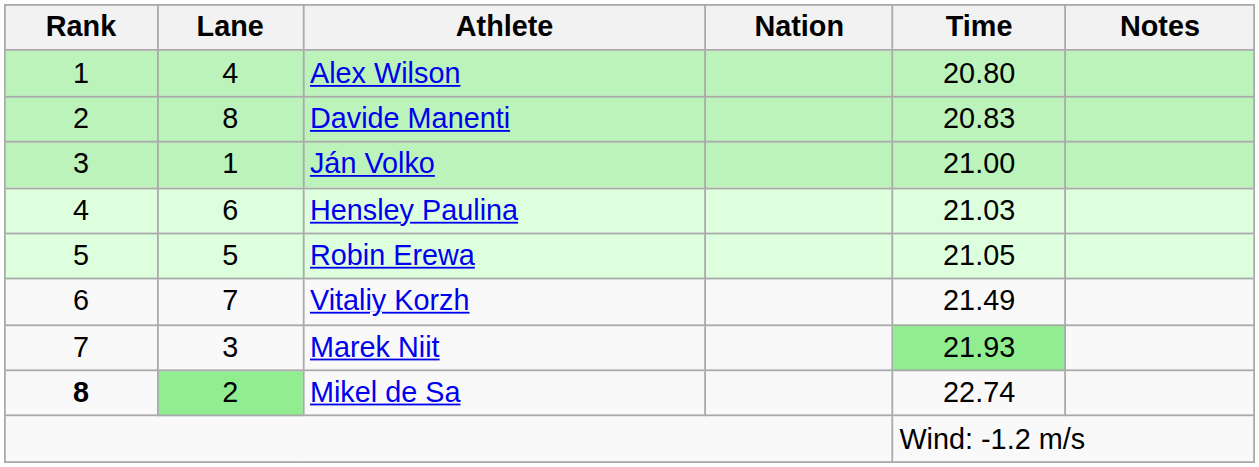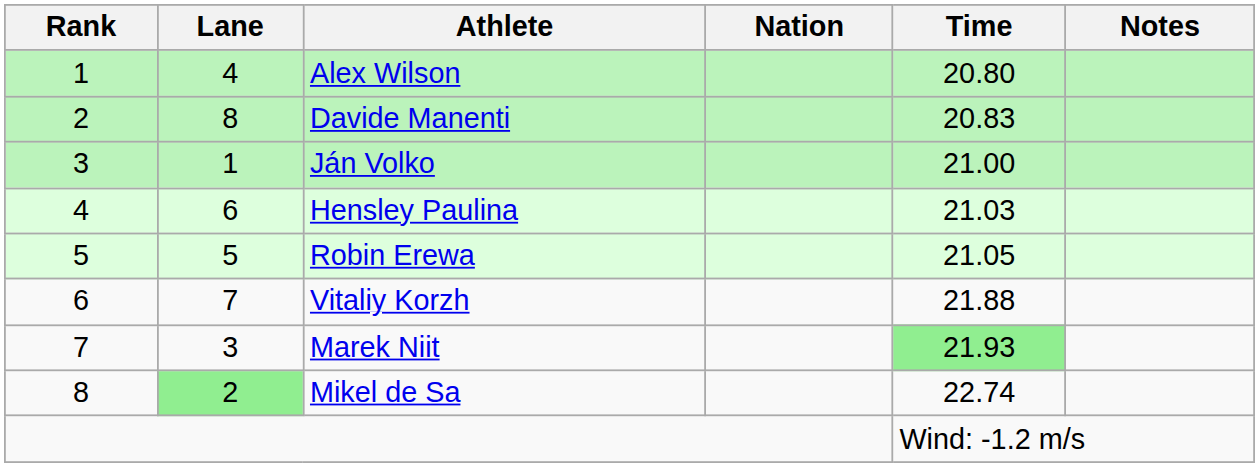(979, 301) 21.49 -> (979, 301) 21.88
(81, 392) bold -> (81, 392) normal
